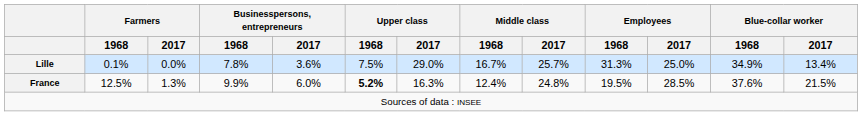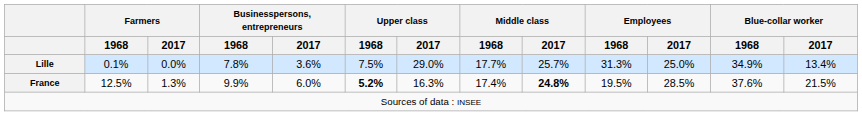(491, 64) 16.7% -> (491, 64) 17.7%
(491, 83) 12.4% -> (491, 83) 17.4%
(554, 83) normal -> (554, 83) bold
